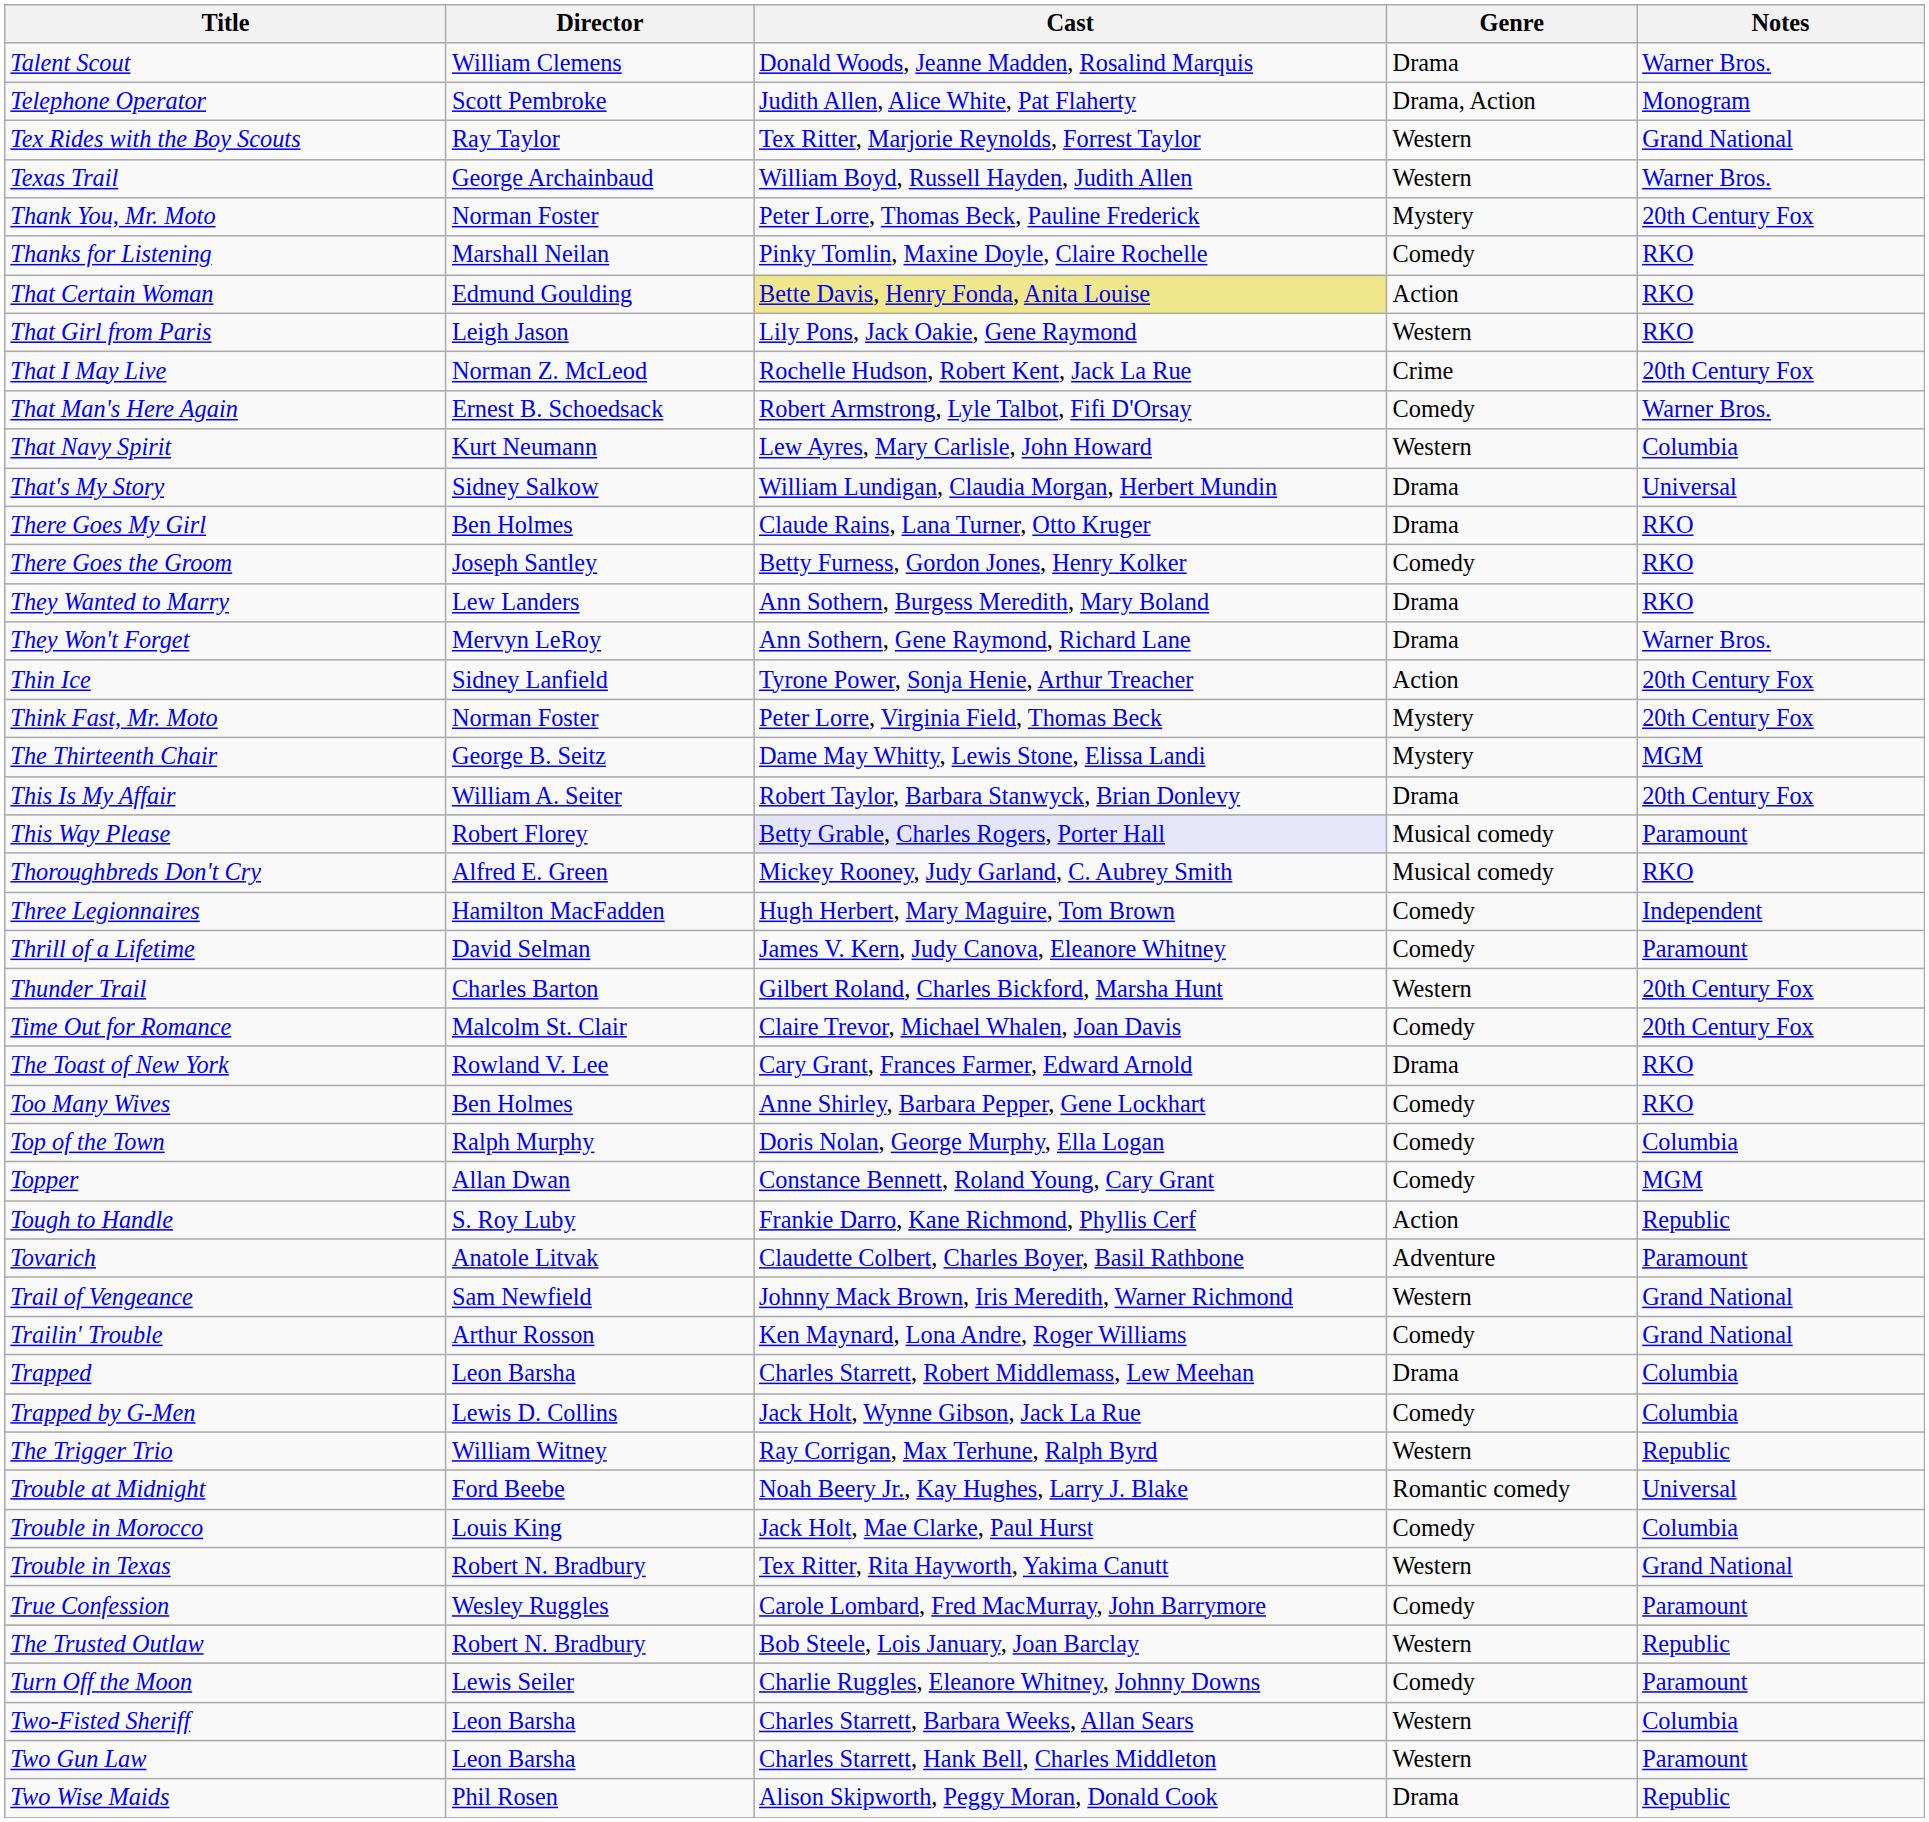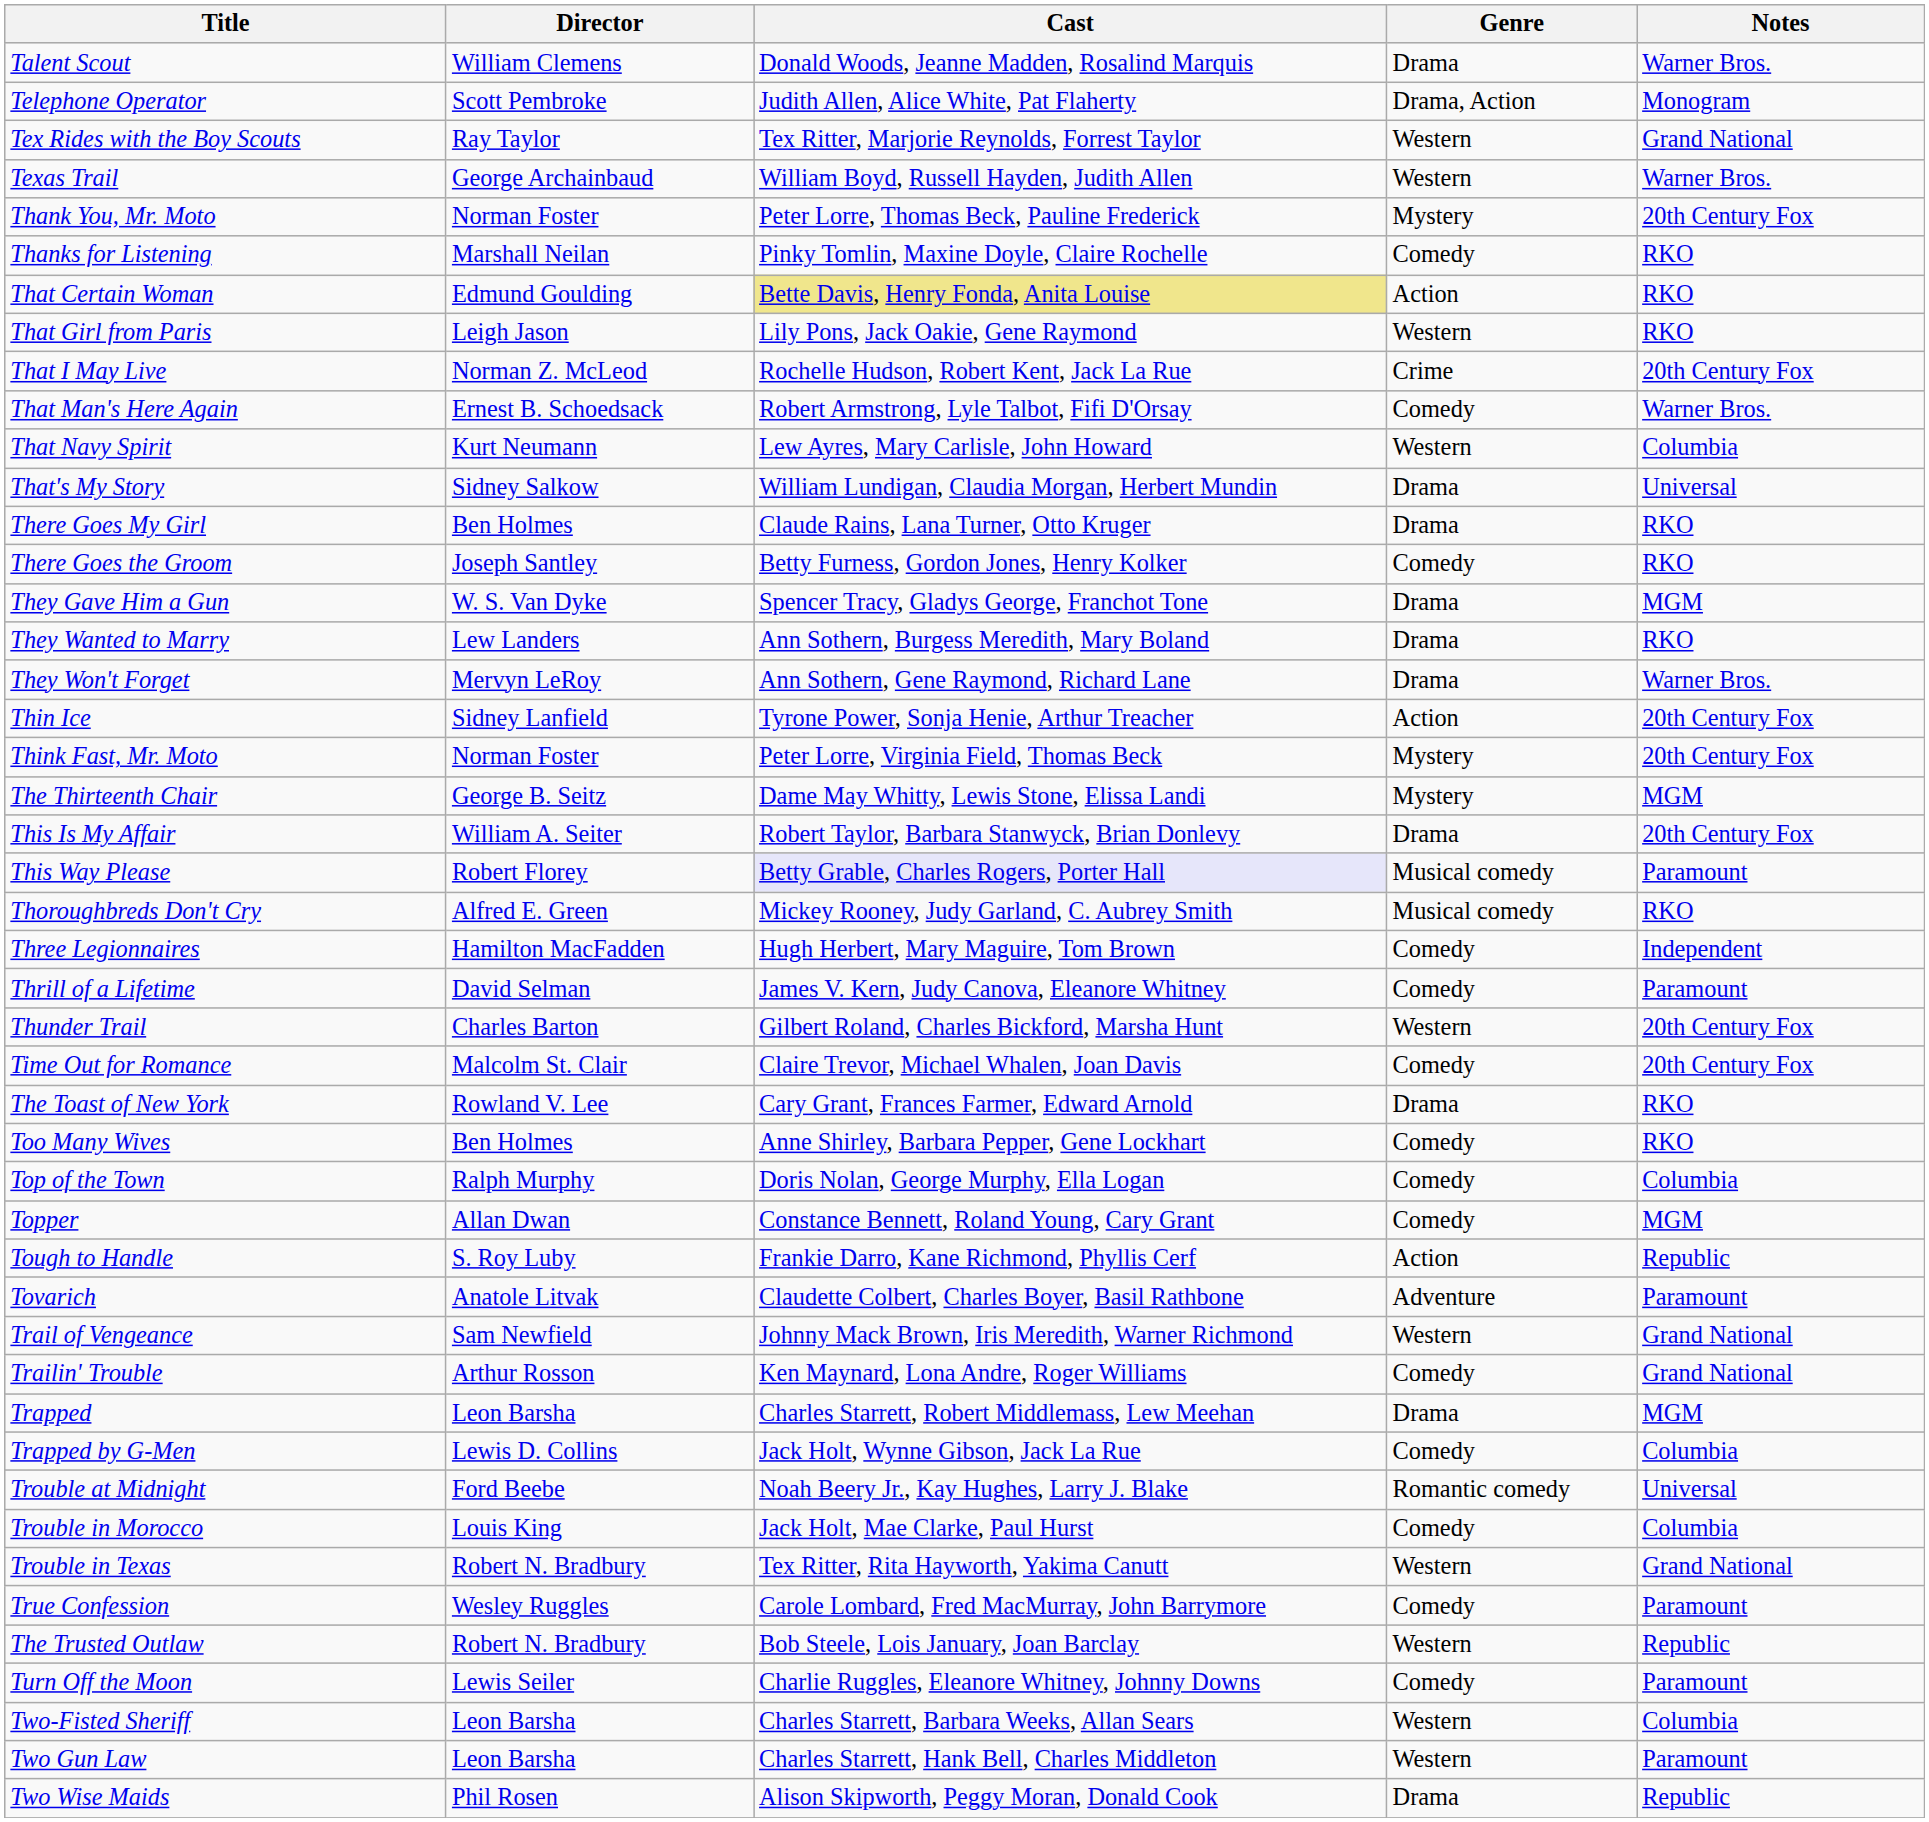+ row: (120, 602)
(1690, 1373) Columbia -> (1673, 1412) MGM
- row: (91, 1450)
